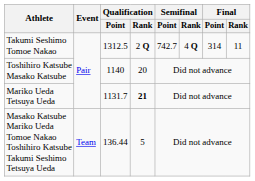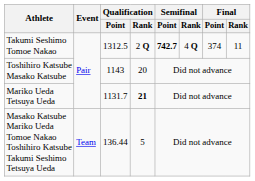(167, 46) normal -> (167, 46) bold
(214, 46) 314 -> (214, 46) 374
(115, 71) 1140 -> (115, 71) 1143
